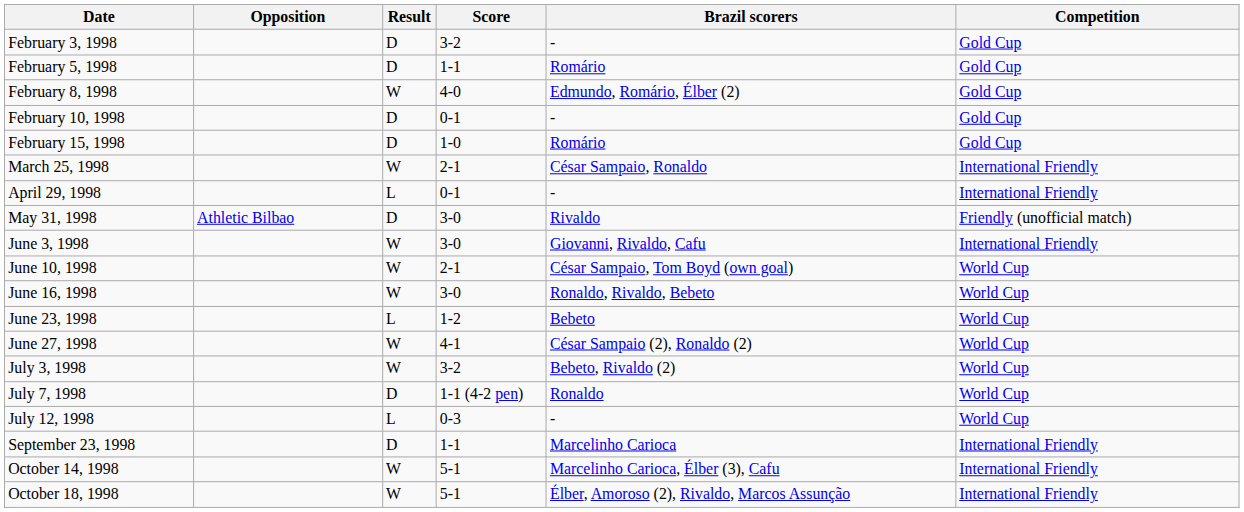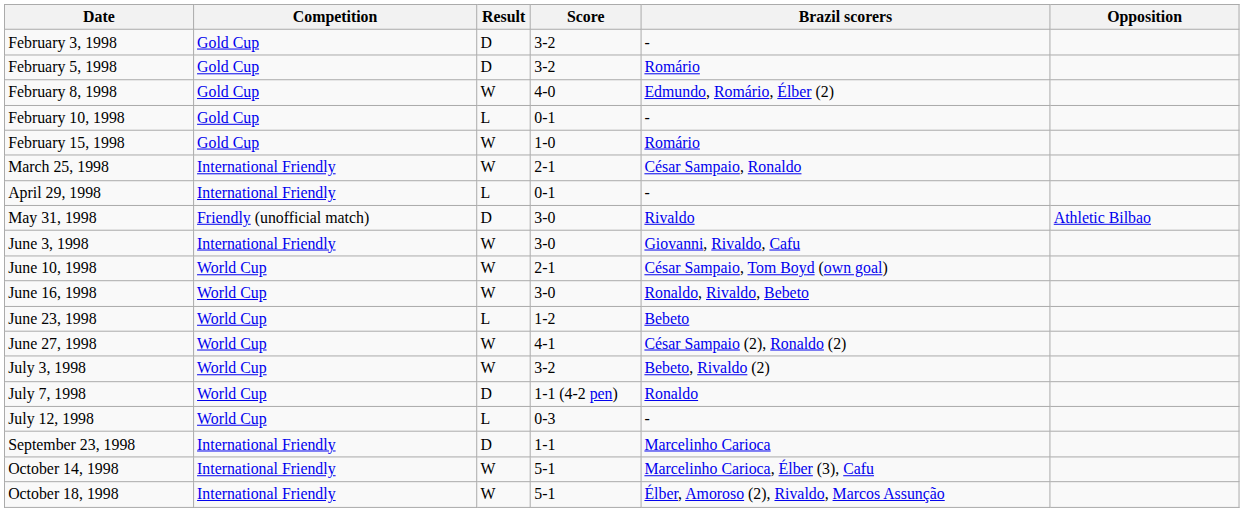columns swapped: (288, 17) <-> (1097, 17)
(450, 67) 1-1 -> (545, 67) 3-2
(392, 117) D -> (485, 117) L
(392, 142) D -> (488, 142) W
